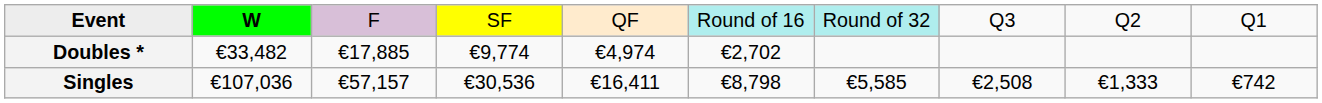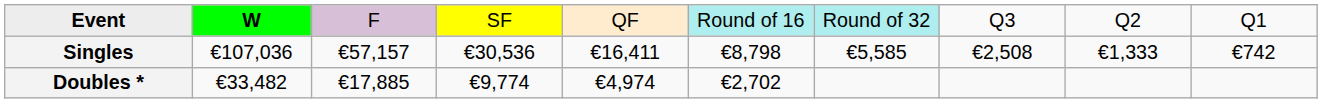rows swapped: (98, 83) <-> (98, 52)
